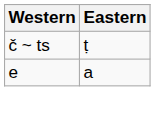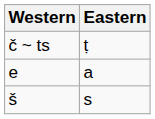+ row: (13, 99)
